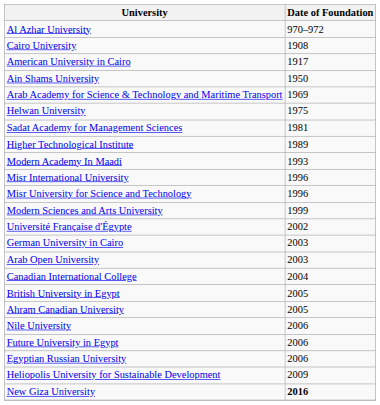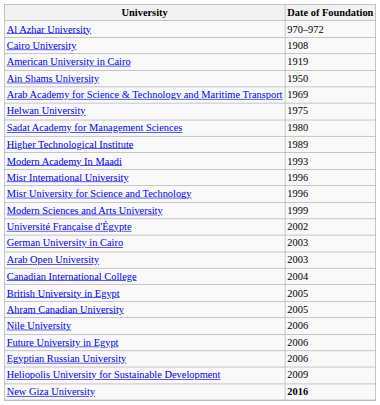(298, 62) 1917 -> (298, 62) 1919
(298, 128) 1981 -> (298, 128) 1980
